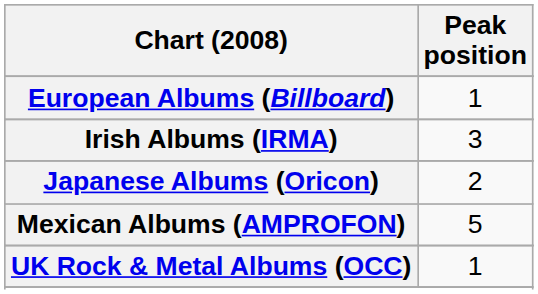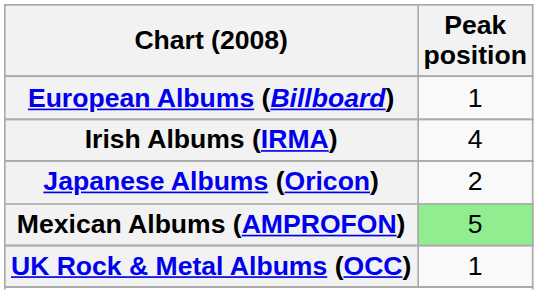(475, 139) 3 -> (475, 139) 4
(475, 223) no background -> (475, 223) lightgreen background
